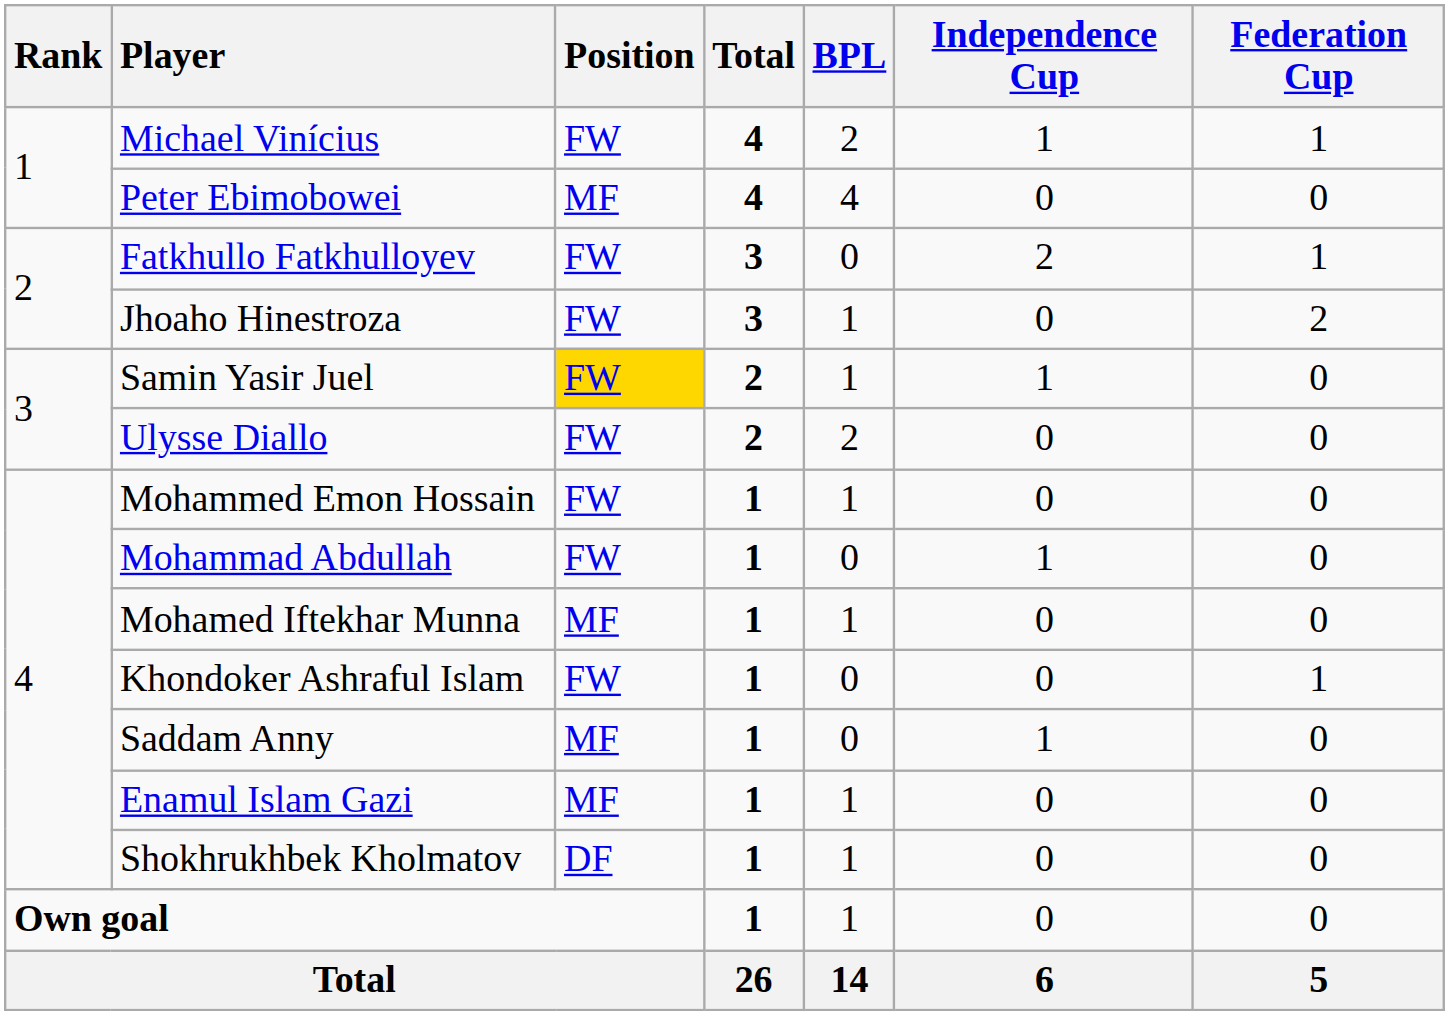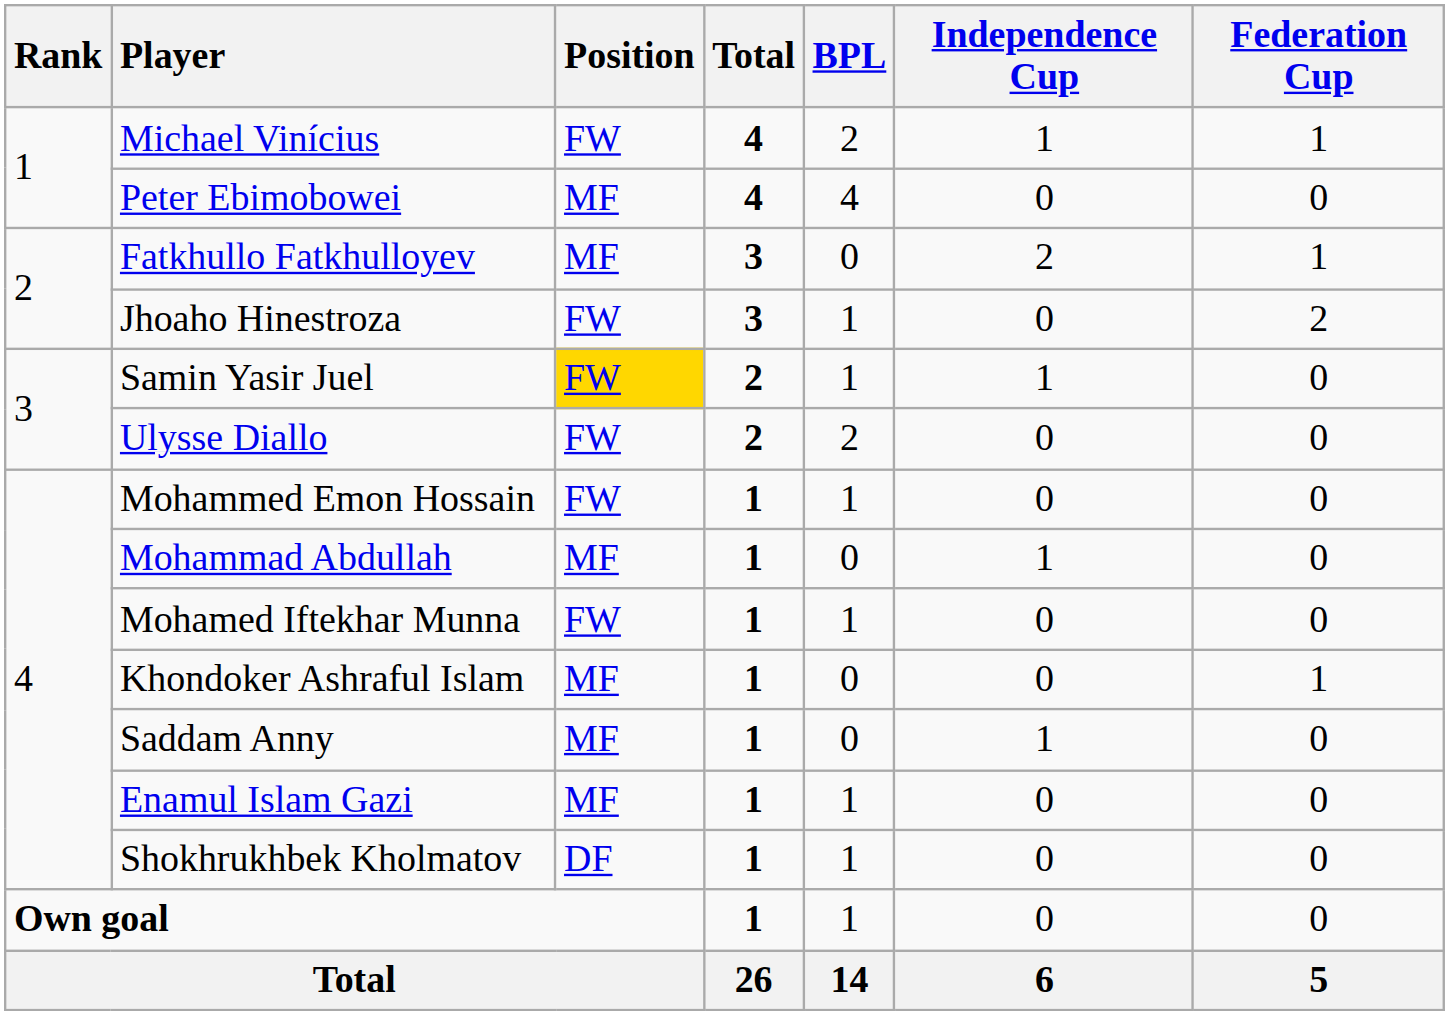(592, 257) FW -> (591, 257) MF
(592, 558) FW -> (591, 558) MF
(591, 618) MF -> (592, 618) FW
(592, 678) FW -> (591, 678) MF
